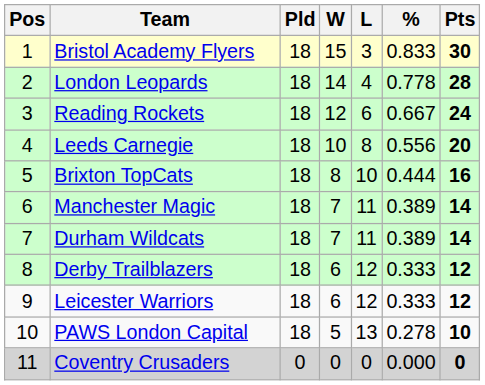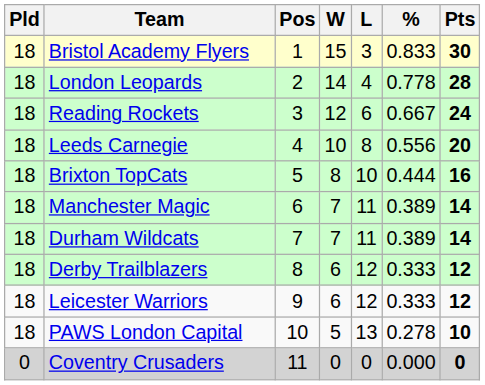columns swapped: (27, 20) <-> (300, 20)
